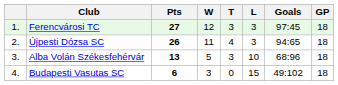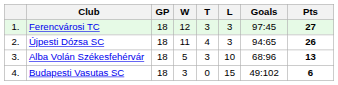columns swapped: (322, 12) <-> (174, 12)
